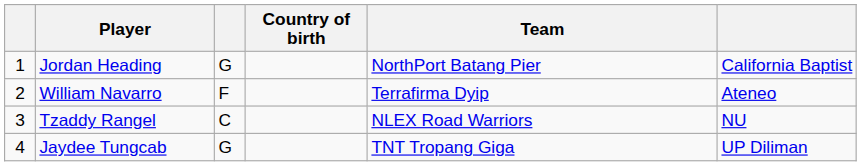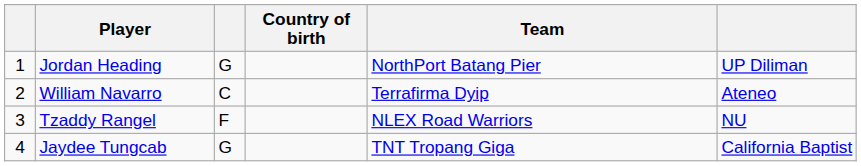(787, 65) California Baptist -> (765, 65) UP Diliman
(224, 93) F -> (225, 93) C
(225, 120) C -> (224, 120) F
(765, 148) UP Diliman -> (787, 148) California Baptist
